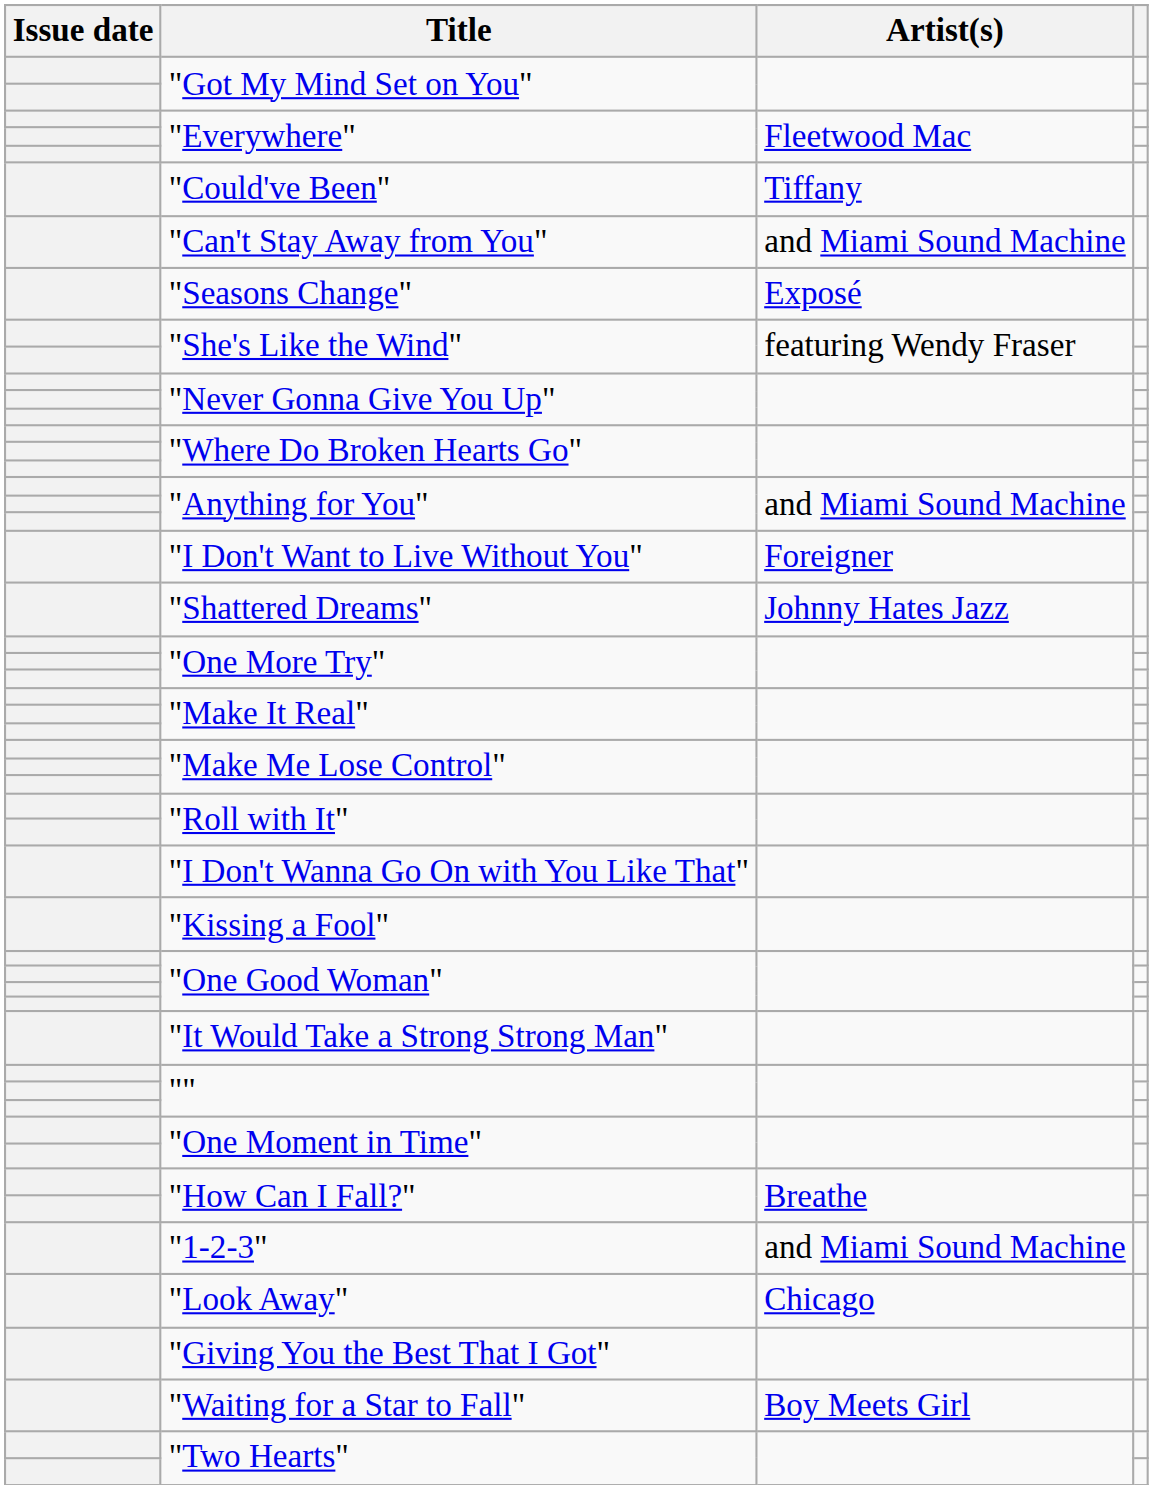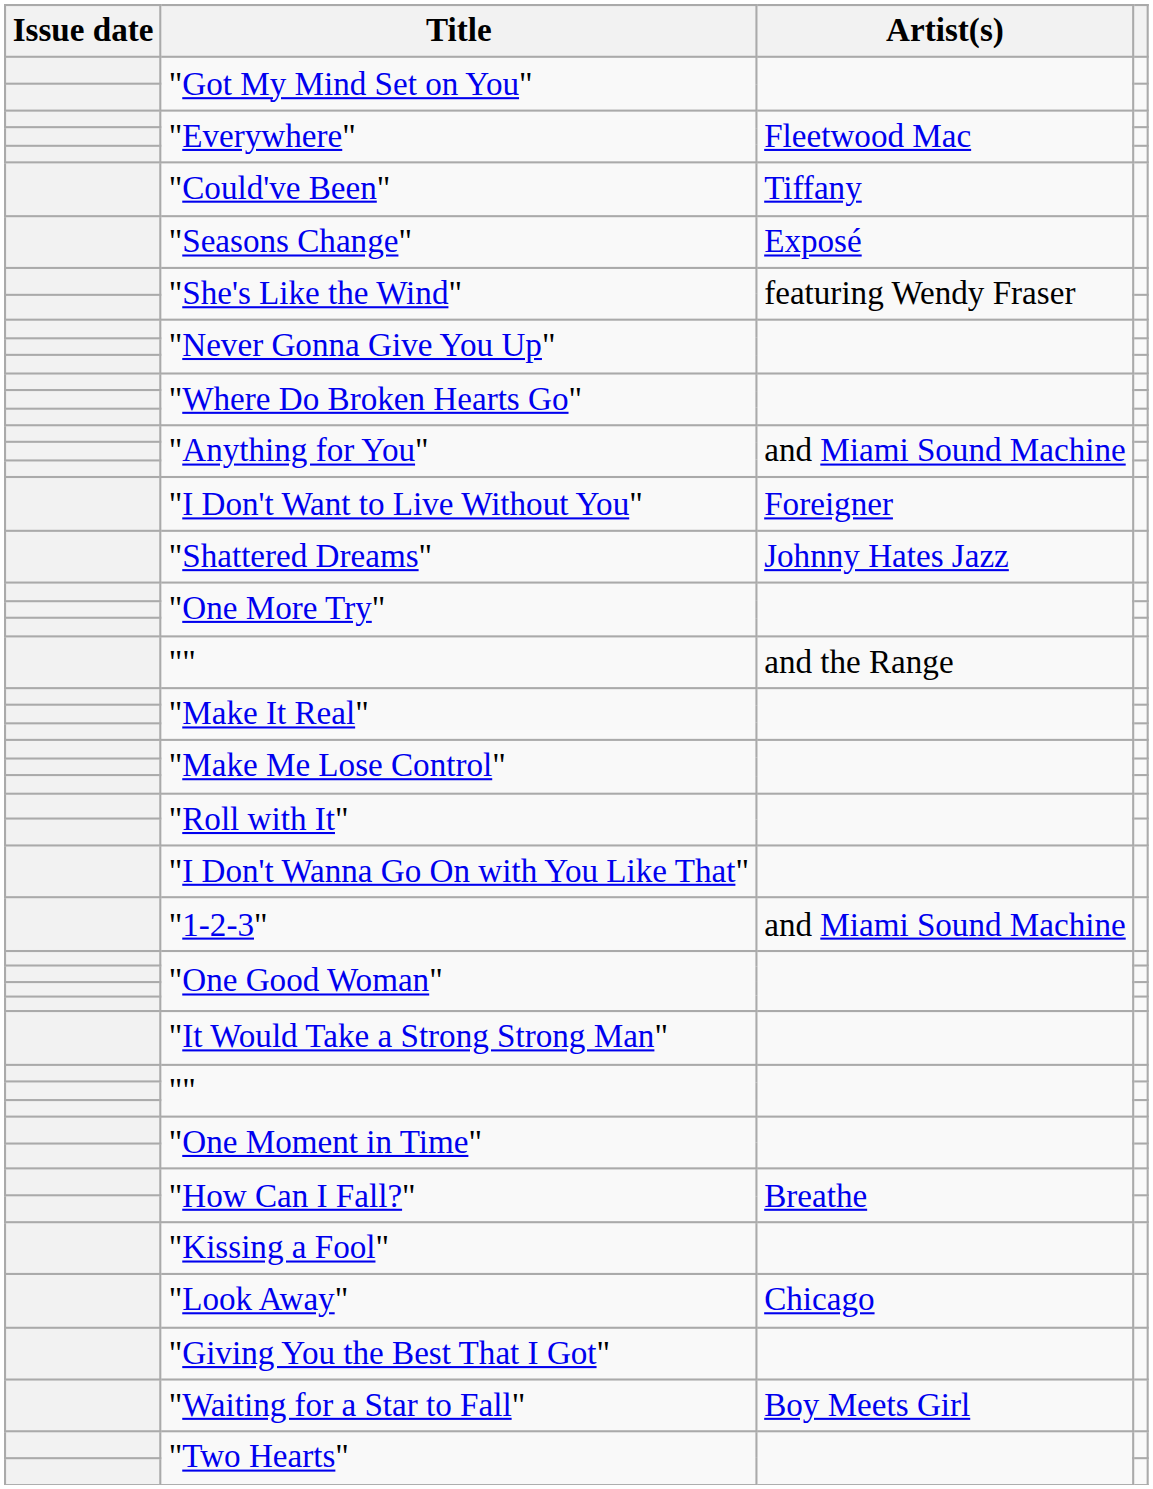- row: (358, 240)
+ row: (182, 661)
rows swapped: (218, 1247) <-> (279, 923)
